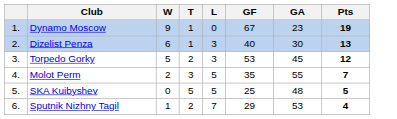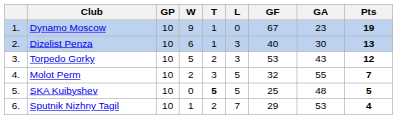+ column: (168, 12)
(298, 59) 45 -> (321, 59) 43
(250, 75) 35 -> (273, 75) 32
(191, 91) normal -> (214, 91) bold
